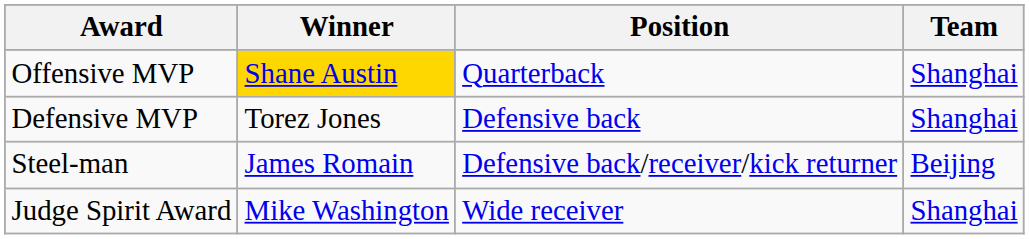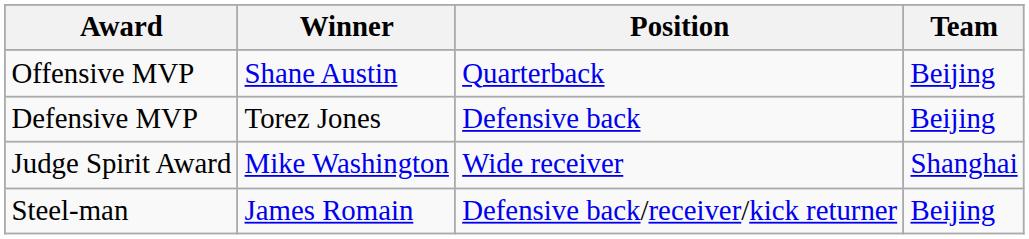(321, 73) gold background -> (321, 73) no background
(964, 73) Shanghai -> (953, 73) Beijing
(964, 118) Shanghai -> (953, 118) Beijing
rows swapped: (70, 164) <-> (121, 210)
